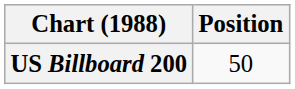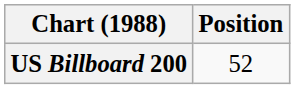(241, 63) 50 -> (241, 63) 52
